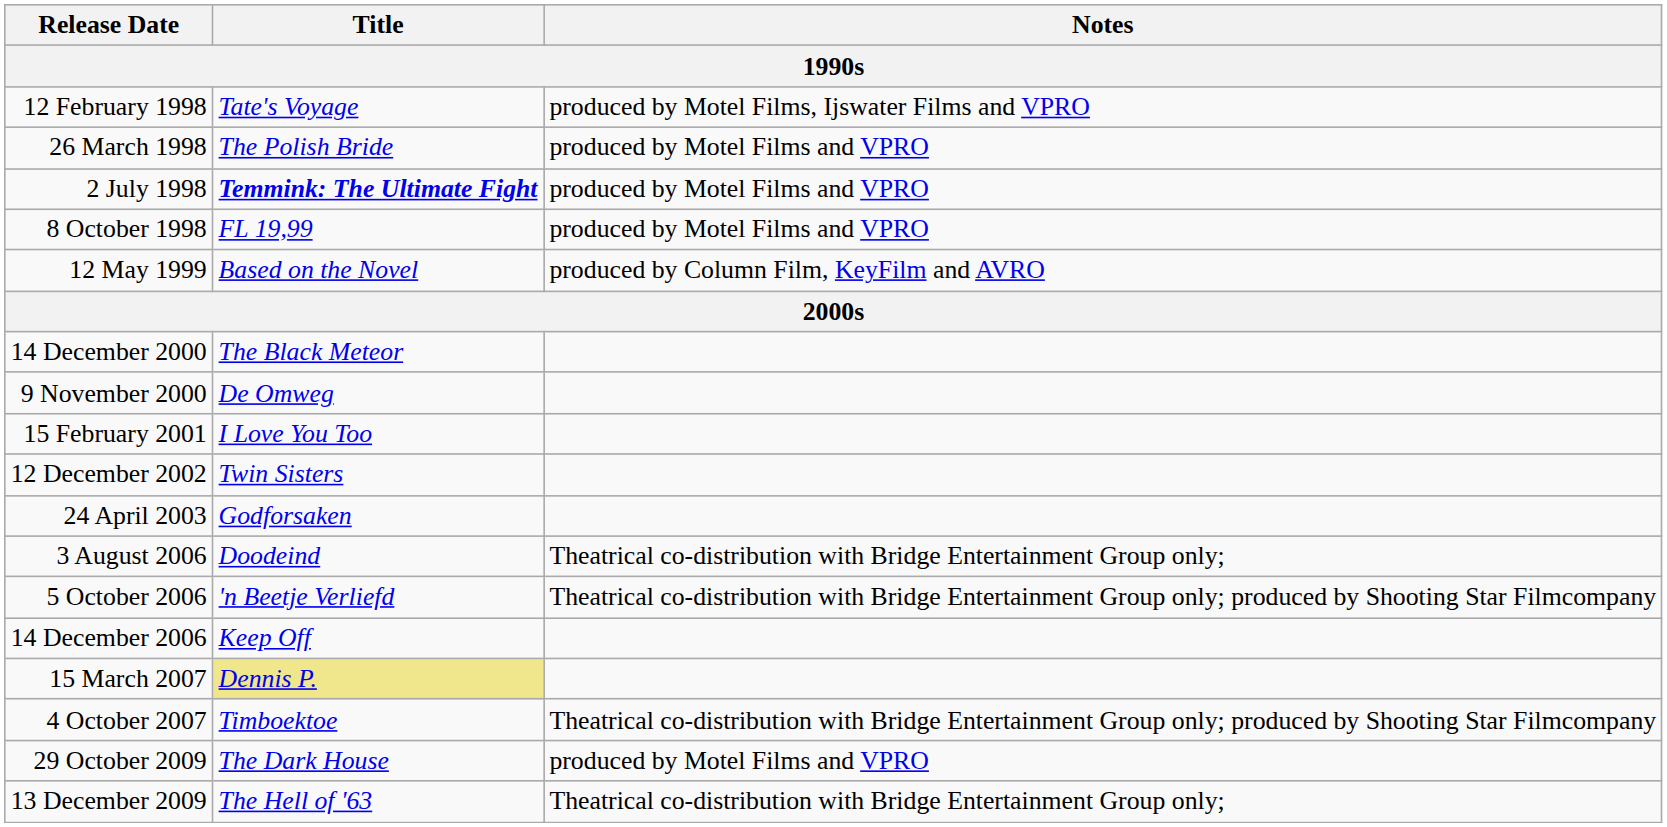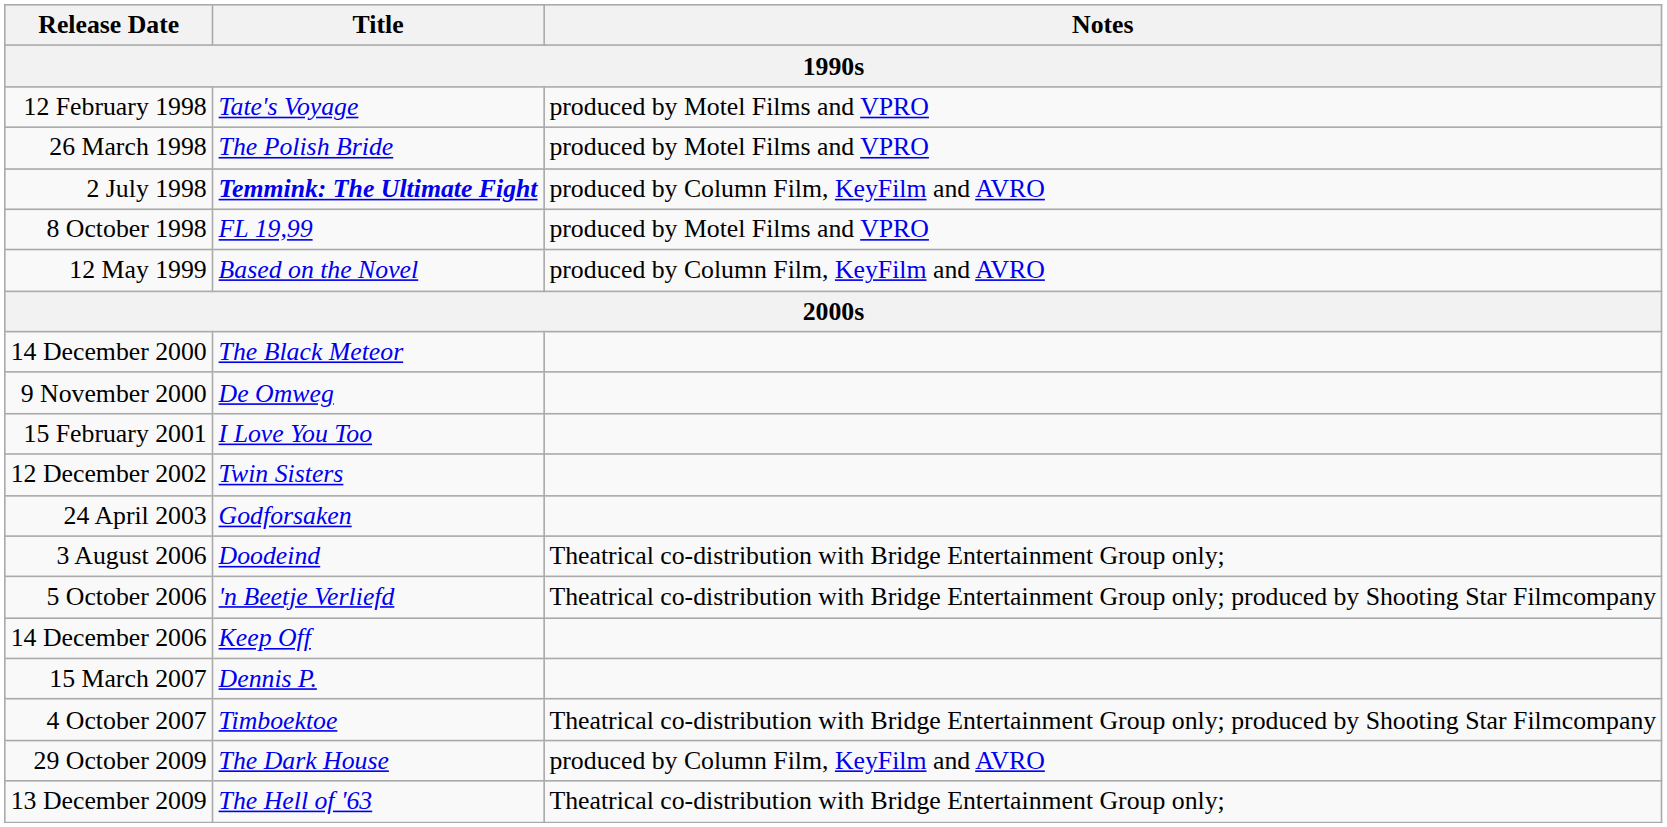(820, 106) produced by Motel Films, Ijswater Films and VPRO -> (739, 106) produced by Motel Films and VPRO
(739, 188) produced by Motel Films and VPRO -> (797, 188) produced by Column Film, KeyFilm and AVRO
(268, 678) khaki background -> (268, 678) no background
(739, 760) produced by Motel Films and VPRO -> (797, 760) produced by Column Film, KeyFilm and AVRO
